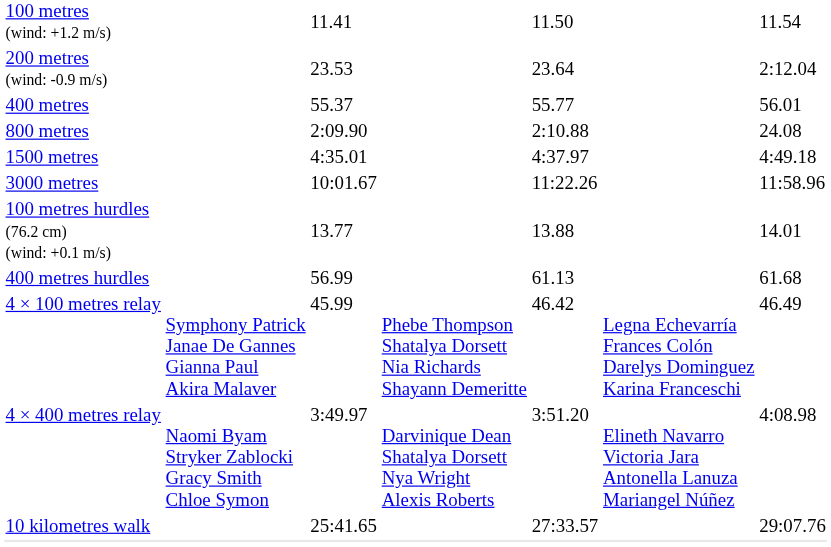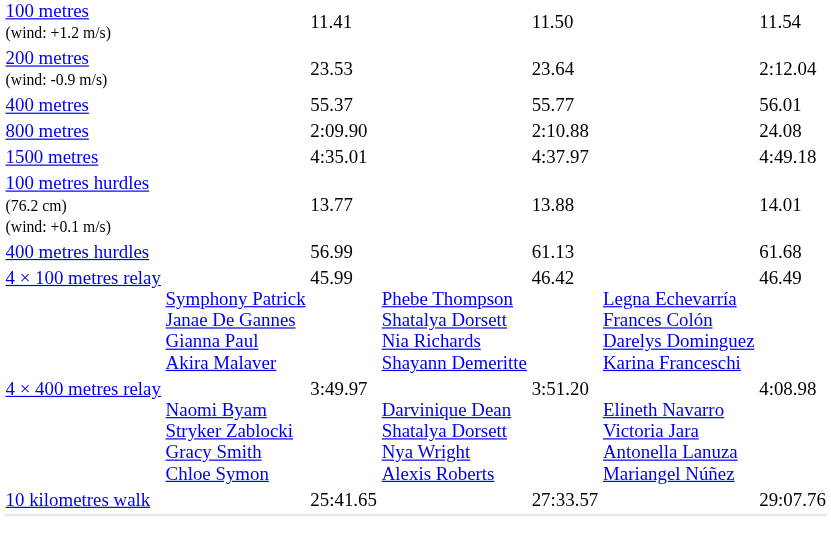- row: (52, 183)
